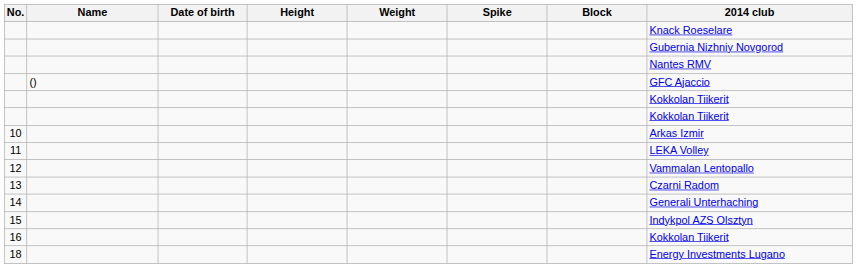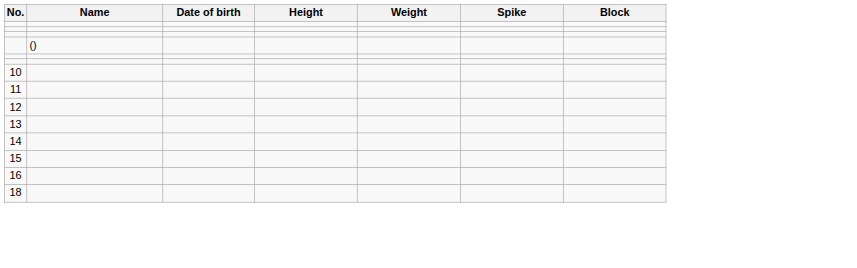- column: (750, 13)
